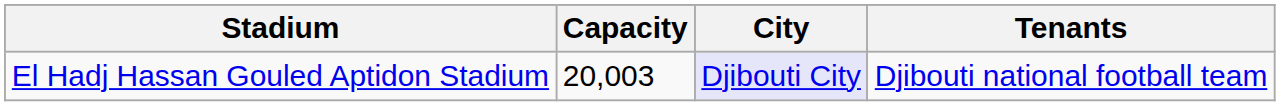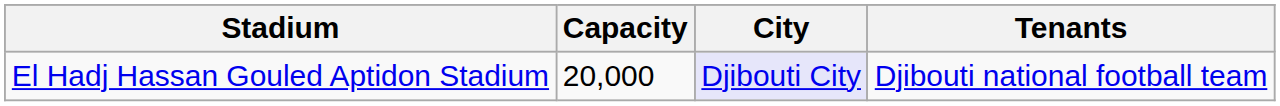(609, 75) 20,003 -> (609, 75) 20,000
